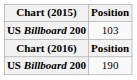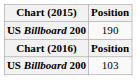rows swapped: (110, 65) <-> (110, 30)
